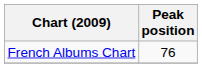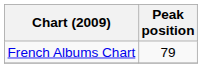(168, 52) 76 -> (168, 52) 79
